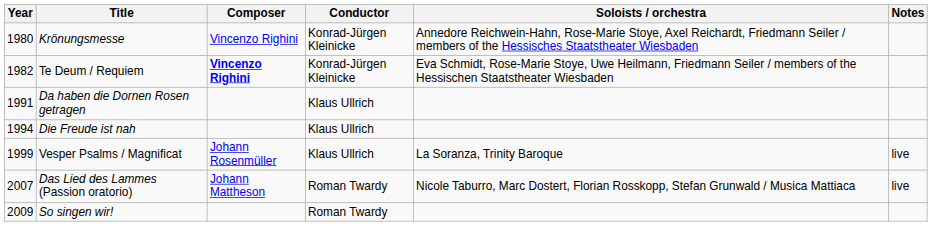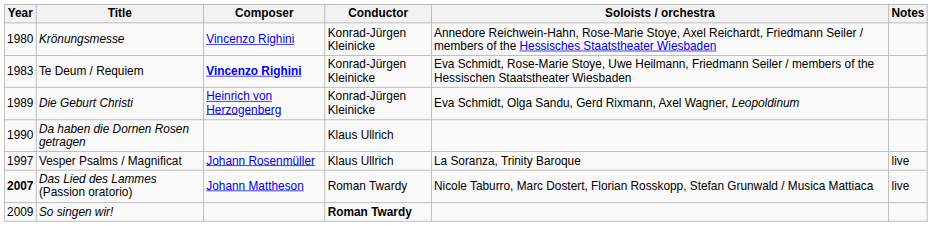(20, 71) 1982 -> (20, 71) 1983
+ row: (86, 103)
(20, 103) 1991 -> (20, 135) 1990
- row: (87, 128)
(20, 154) 1999 -> (20, 161) 1997
(20, 186) normal -> (20, 186) bold
(348, 211) normal -> (370, 211) bold
